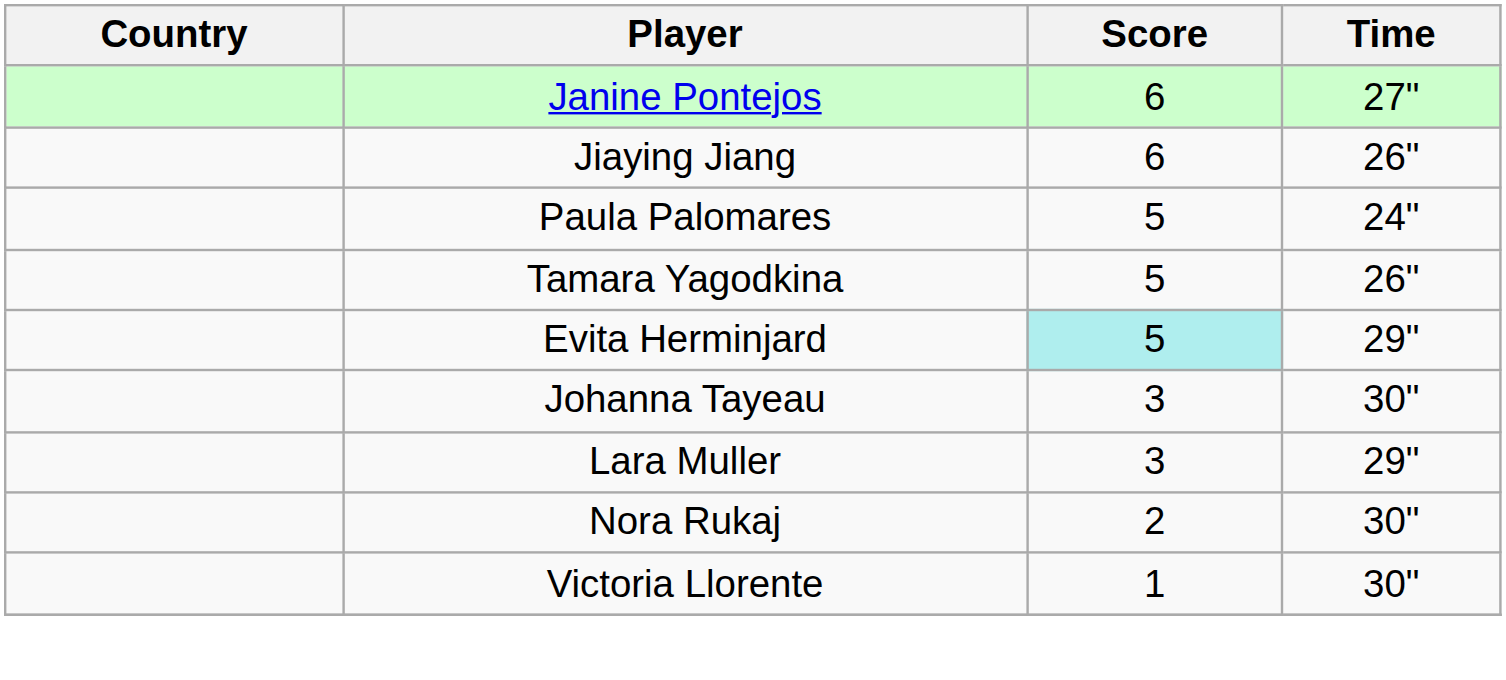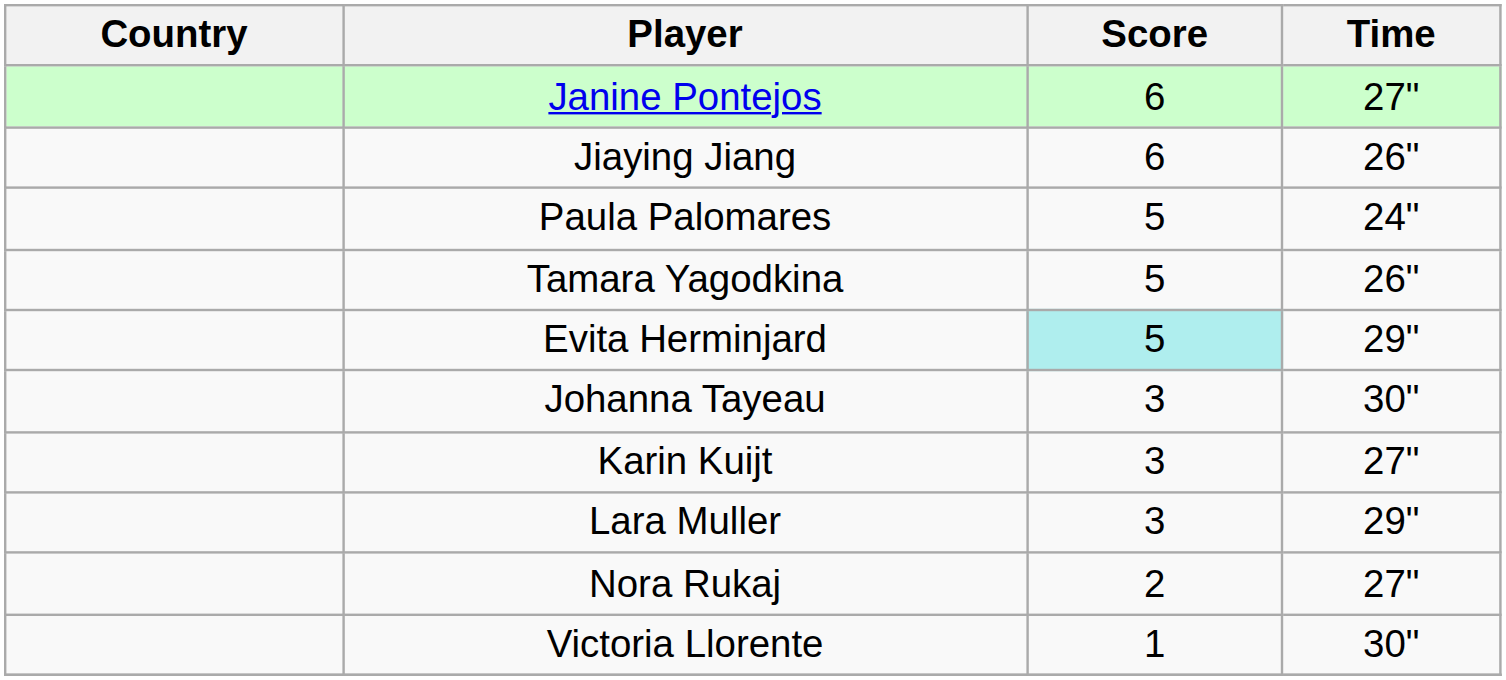+ row: (685, 461)
(1391, 522) 30" -> (1391, 583) 27"
